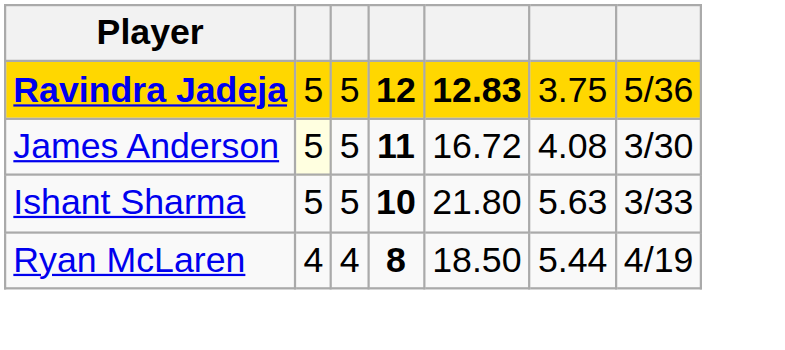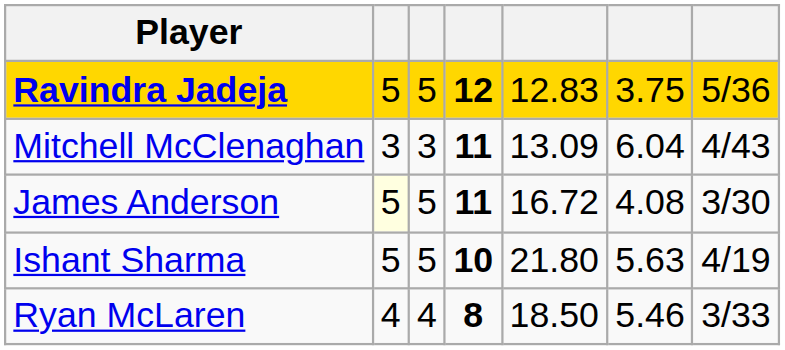(477, 89) bold -> (554, 89) normal
+ row: (189, 145)
(659, 202) 3/33 -> (736, 259) 4/19
(573, 259) 5.44 -> (650, 315) 5.46
(659, 259) 4/19 -> (736, 315) 3/33
